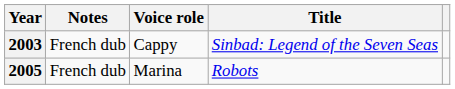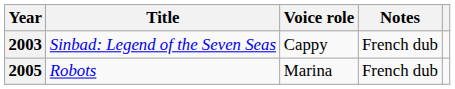columns swapped: (325, 17) <-> (88, 17)
